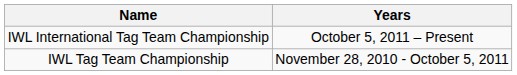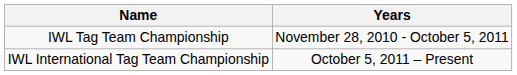rows swapped: (138, 59) <-> (138, 37)
